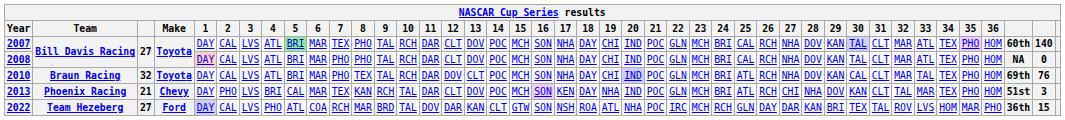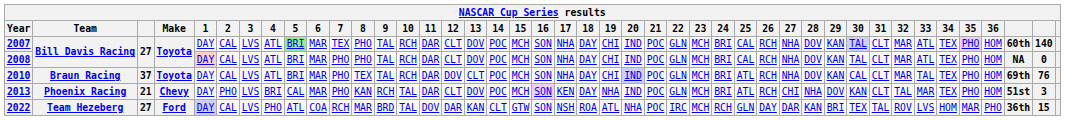(146, 76) 32 -> (146, 76) 37
(341, 92) TEX -> (341, 92) PHO
